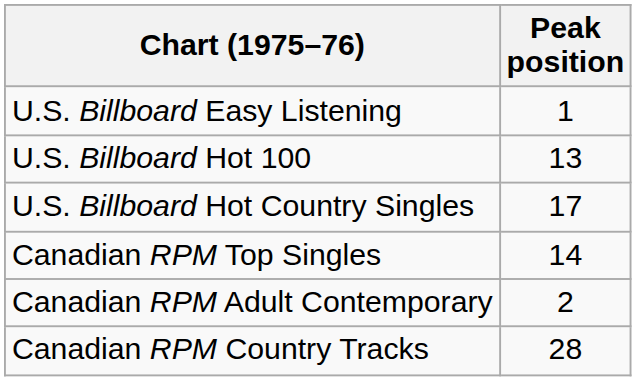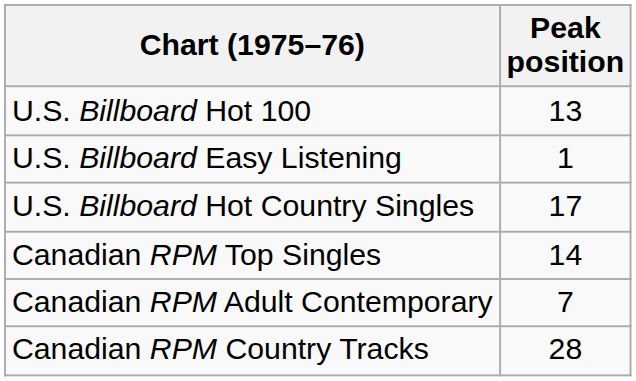rows swapped: (162, 158) <-> (207, 110)
(565, 302) 2 -> (565, 302) 7
